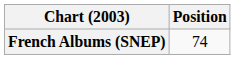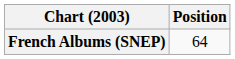(200, 41) 74 -> (200, 41) 64
